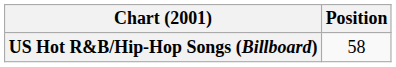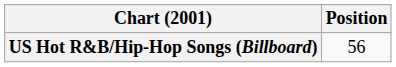(357, 47) 58 -> (357, 47) 56
